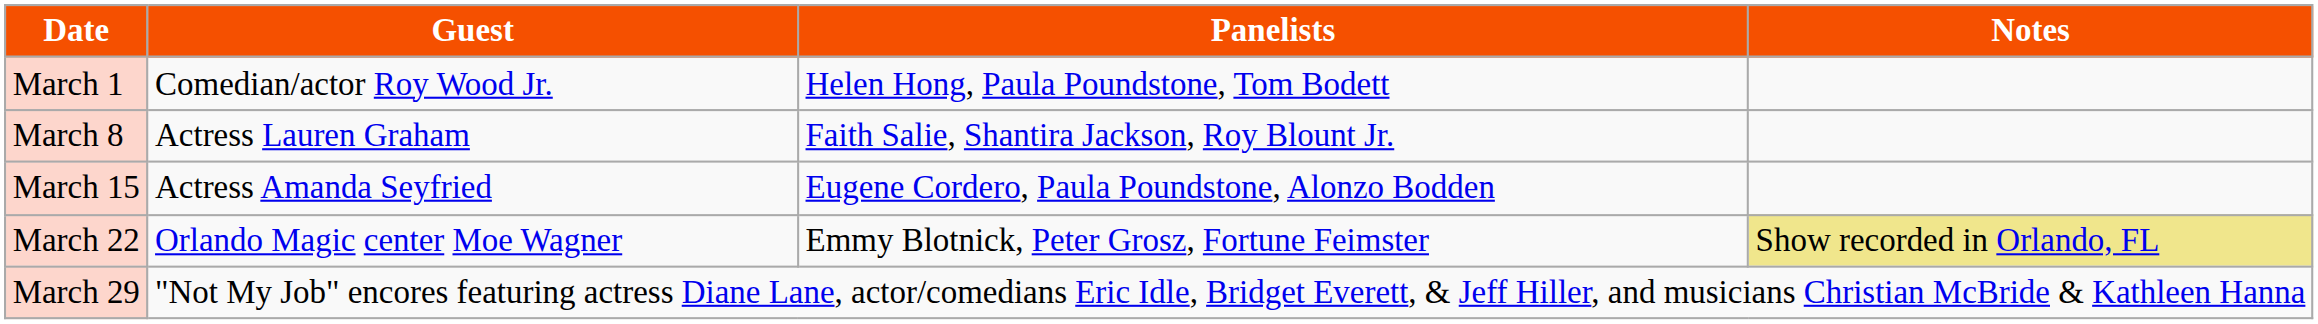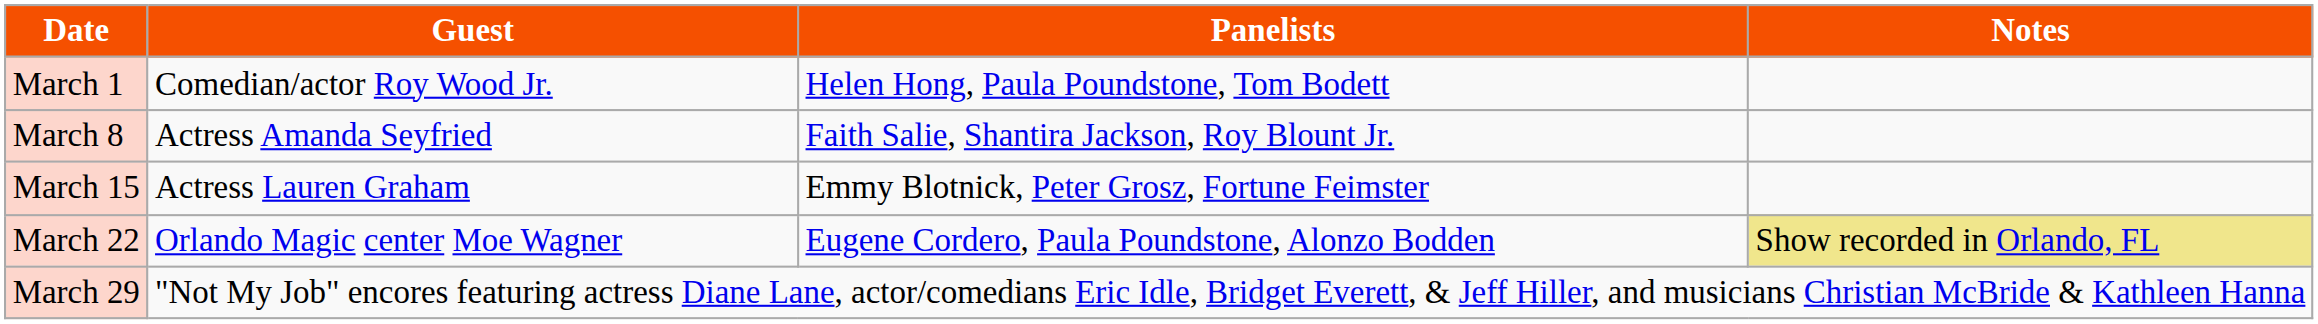(312, 135) Actress Lauren Graham -> (323, 135) Actress Amanda Seyfried
(323, 187) Actress Amanda Seyfried -> (312, 187) Actress Lauren Graham
(1150, 187) Eugene Cordero, Paula Poundstone, Alonzo Bodden -> (1117, 187) Emmy Blotnick, Peter Grosz, Fortune Feimster
(1117, 239) Emmy Blotnick, Peter Grosz, Fortune Feimster -> (1150, 239) Eugene Cordero, Paula Poundstone, Alonzo Bodden
